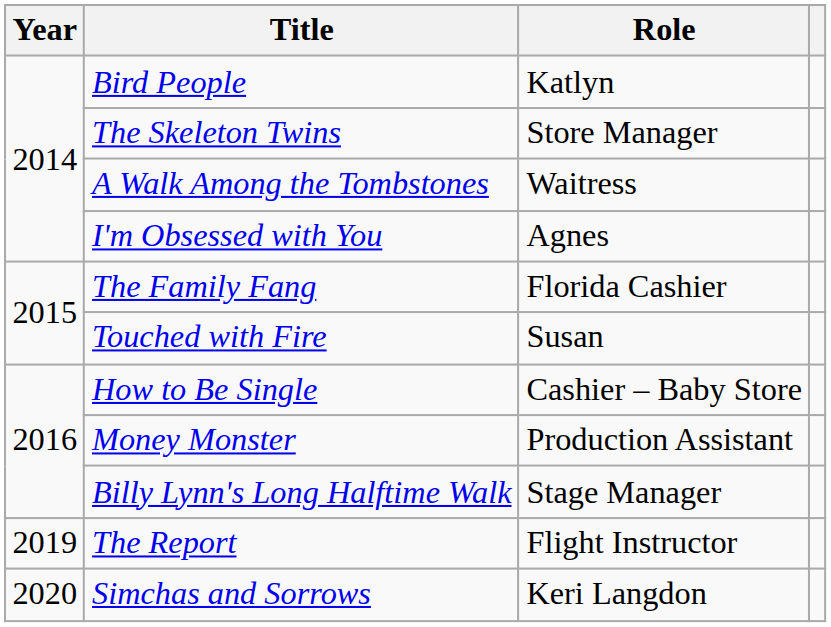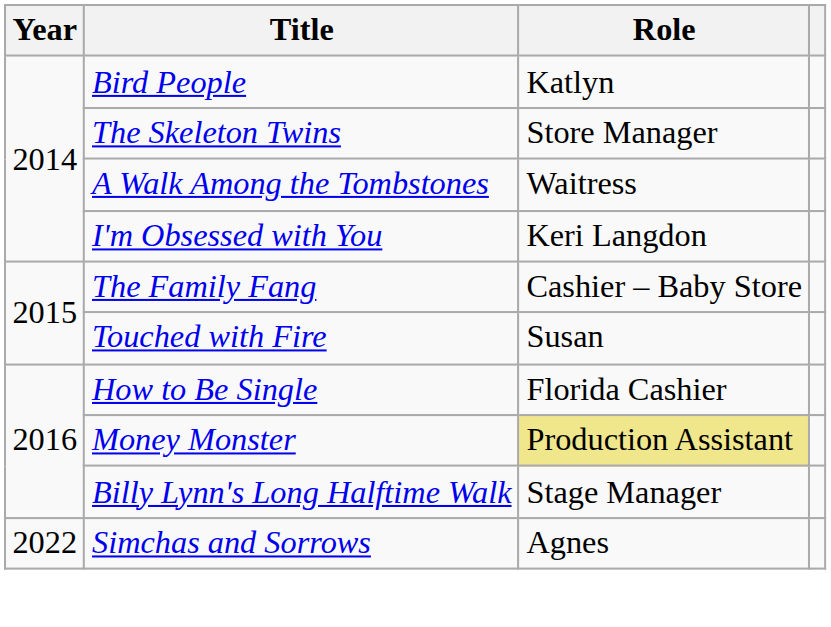(568, 235) Agnes -> (617, 235) Keri Langdon
(627, 286) Florida Cashier -> (664, 286) Cashier – Baby Store
(664, 388) Cashier – Baby Store -> (627, 388) Florida Cashier
(660, 440) no background -> (660, 440) khaki background
- row: (164, 542)
(45, 593) 2020 -> (45, 542) 2022
(617, 593) Keri Langdon -> (568, 542) Agnes
